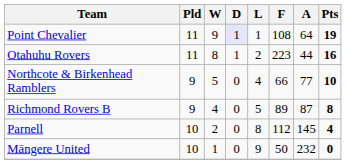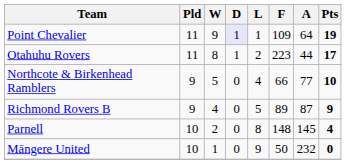(281, 34) 108 -> (281, 34) 109
(330, 54) 16 -> (330, 54) 17
(330, 108) 8 -> (330, 108) 9
(281, 128) 112 -> (281, 128) 148
